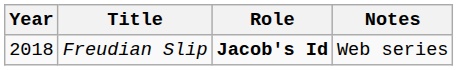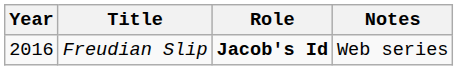(31, 50) 2018 -> (31, 50) 2016
